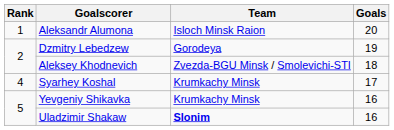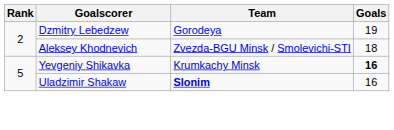- row: (86, 31)
- row: (77, 83)
(371, 100) normal -> (371, 65) bold
